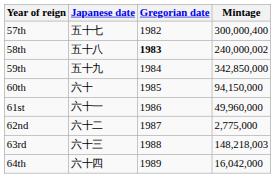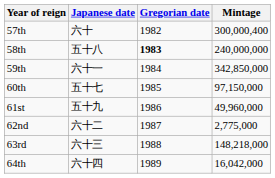(87, 30) 五十七 -> (82, 30) 六十
(241, 50) 240,000,002 -> (241, 50) 240,000,000
(87, 68) 五十九 -> (87, 68) 六十一
(82, 87) 六十 -> (87, 87) 五十七
(239, 88) 94,150,000 -> (239, 88) 97,150,000
(87, 106) 六十一 -> (87, 106) 五十九
(241, 145) 148,218,003 -> (241, 145) 148,218,000
